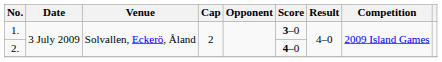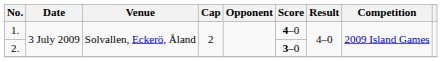(291, 30) 3–0 -> (291, 30) 4–0
(291, 48) 4–0 -> (291, 48) 3–0
